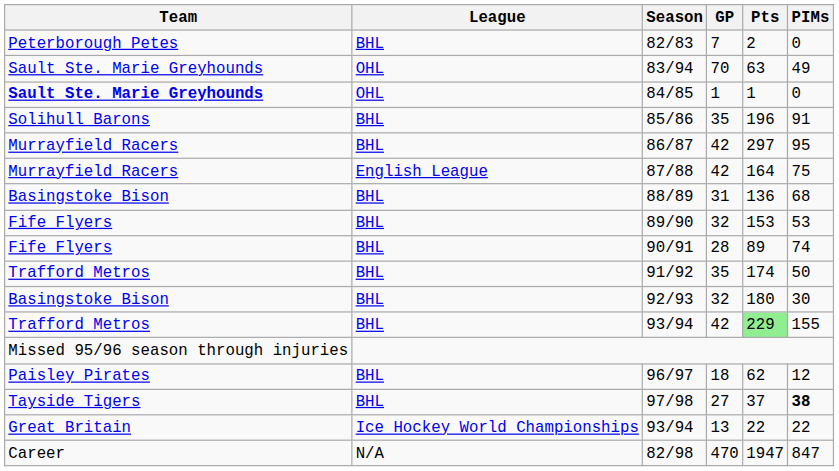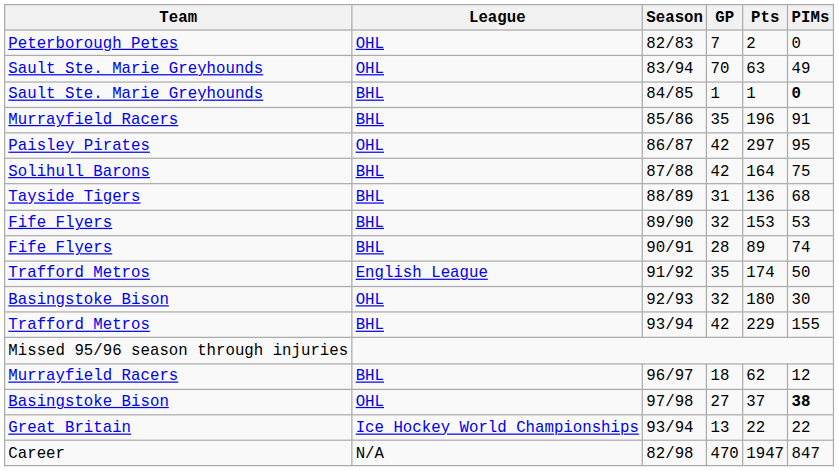(370, 43) BHL -> (370, 43) OHL
(136, 94) bold -> (136, 94) normal
(370, 94) OHL -> (370, 94) BHL
(796, 94) normal -> (796, 94) bold
(79, 120) Solihull Barons -> (93, 120) Murrayfield Racers
(93, 146) Murrayfield Racers -> (79, 146) Paisley Pirates
(370, 146) BHL -> (370, 146) OHL
(93, 171) Murrayfield Racers -> (79, 171) Solihull Barons
(422, 171) English League -> (370, 171) BHL
(89, 197) Basingstoke Bison -> (74, 197) Tayside Tigers
(370, 274) BHL -> (422, 274) English League
(370, 299) BHL -> (370, 299) OHL
(760, 325) lightgreen background -> (760, 325) no background
(79, 376) Paisley Pirates -> (93, 376) Murrayfield Racers
(74, 402) Tayside Tigers -> (89, 402) Basingstoke Bison
(370, 402) BHL -> (370, 402) OHL
